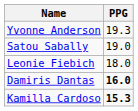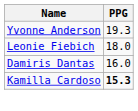- row: (48, 47)
(118, 81) bold -> (118, 64) normal
